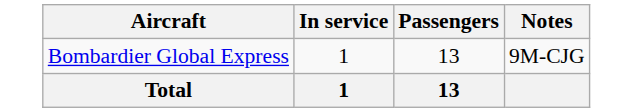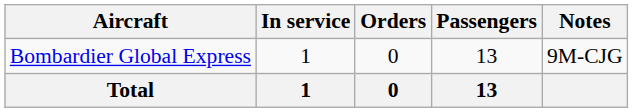+ column: (393, 21)
